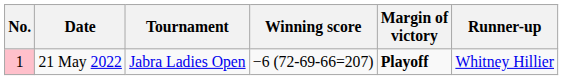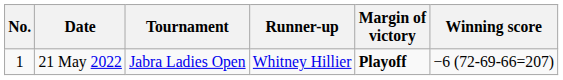columns swapped: (313, 26) <-> (505, 26)
(20, 61) pink background -> (20, 61) no background
